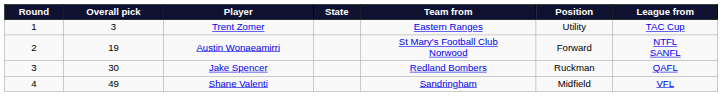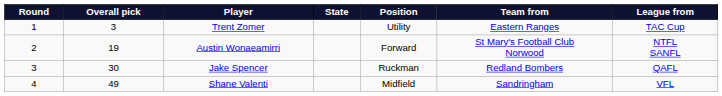columns swapped: (574, 12) <-> (448, 12)
